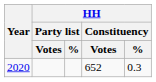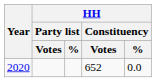(134, 67) 0.3 -> (134, 67) 0.0
